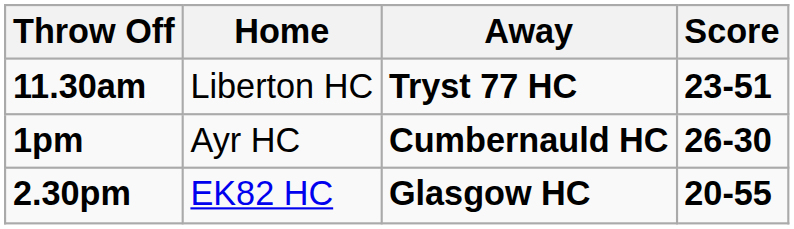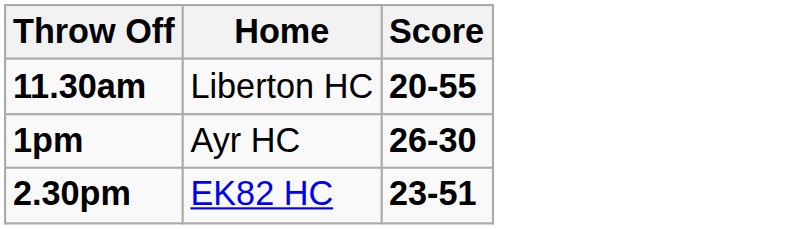- column: (529, 31)
(728, 85) 23-51 -> (433, 85) 20-55
(728, 194) 20-55 -> (433, 194) 23-51
